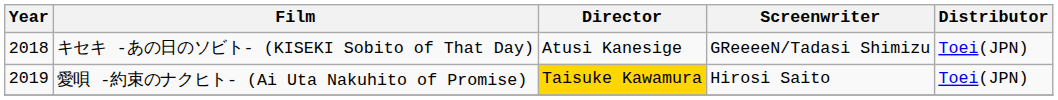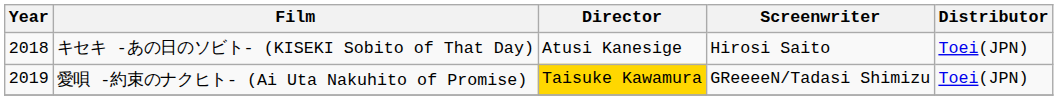(820, 48) GReeeeN/Tadasi Shimizu -> (770, 48) Hirosi Saito
(770, 80) Hirosi Saito -> (820, 80) GReeeeN/Tadasi Shimizu
